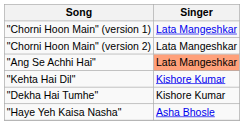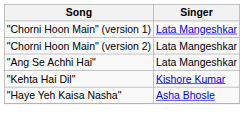(196, 63) lightsalmon background -> (196, 63) no background
- row: (52, 96)
